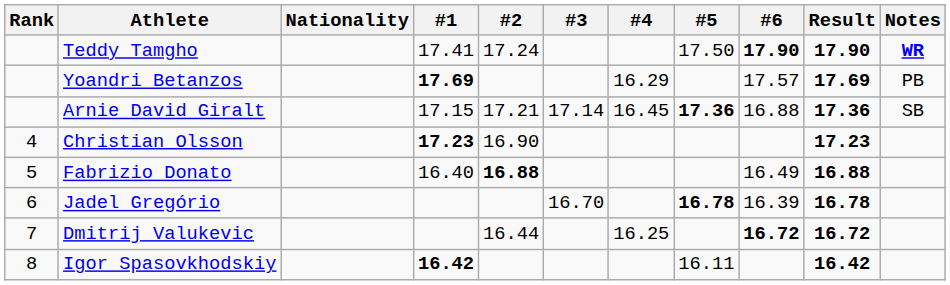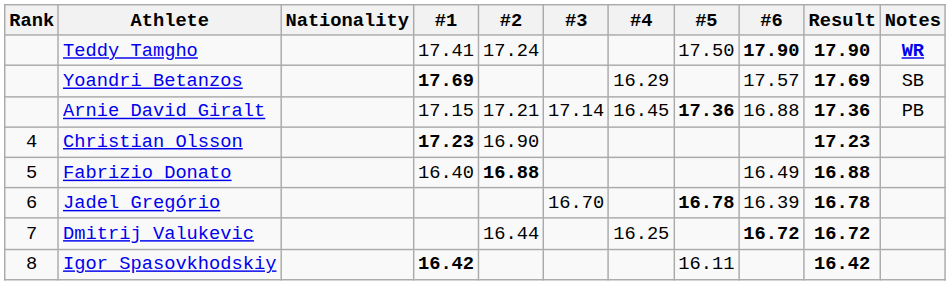(913, 81) PB -> (913, 81) SB
(913, 112) SB -> (913, 112) PB
